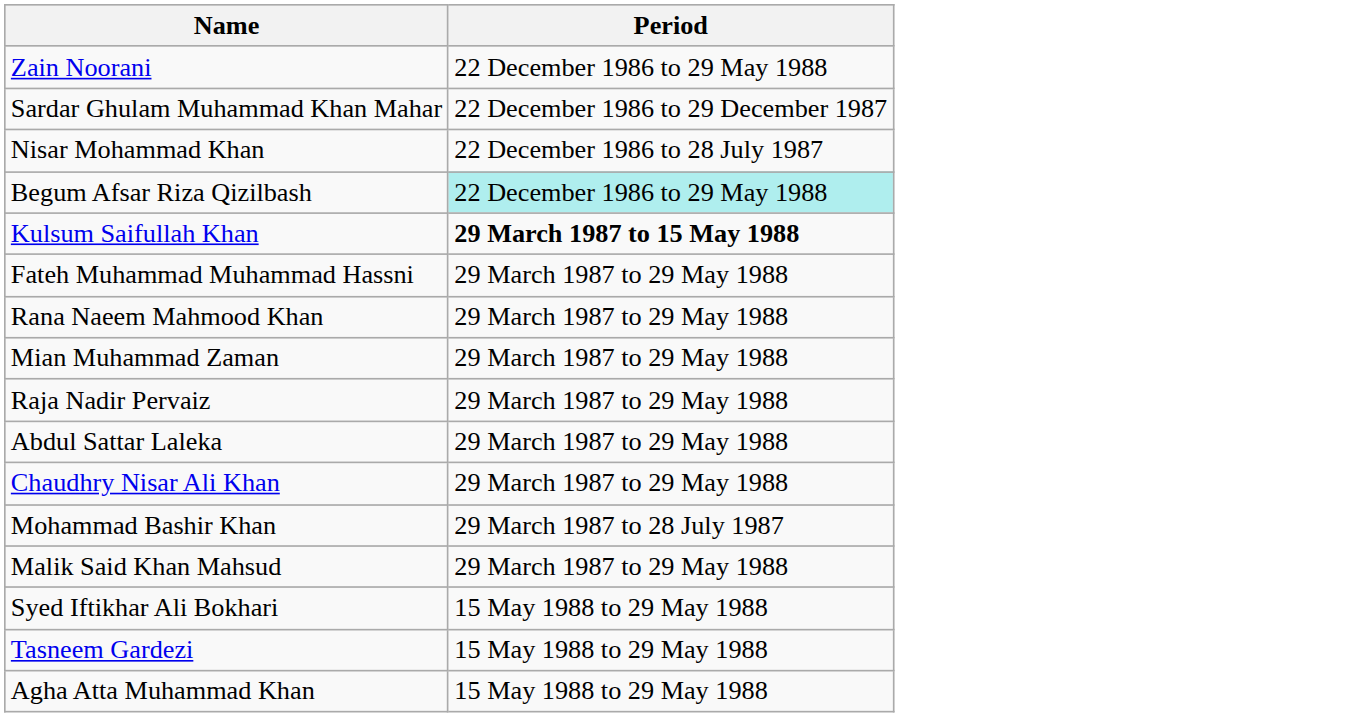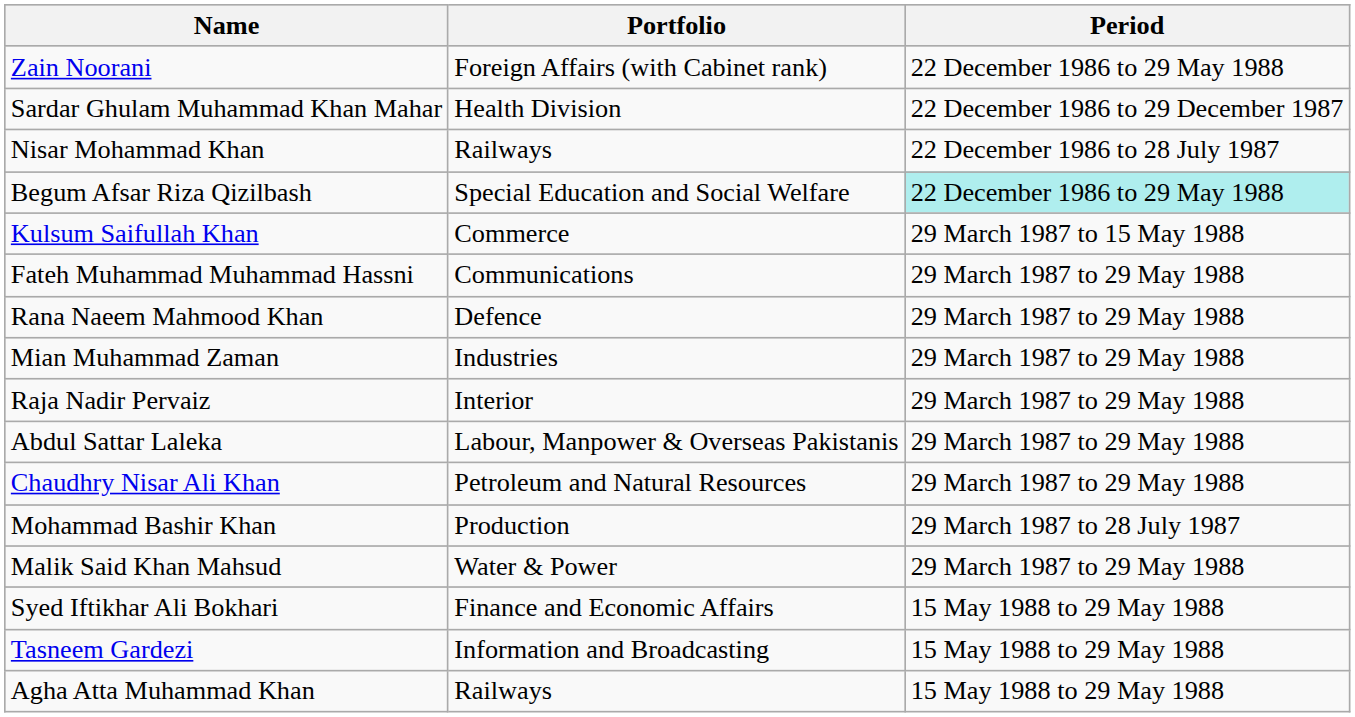+ column: (676, 25)
(627, 233) bold -> (1078, 233) normal
